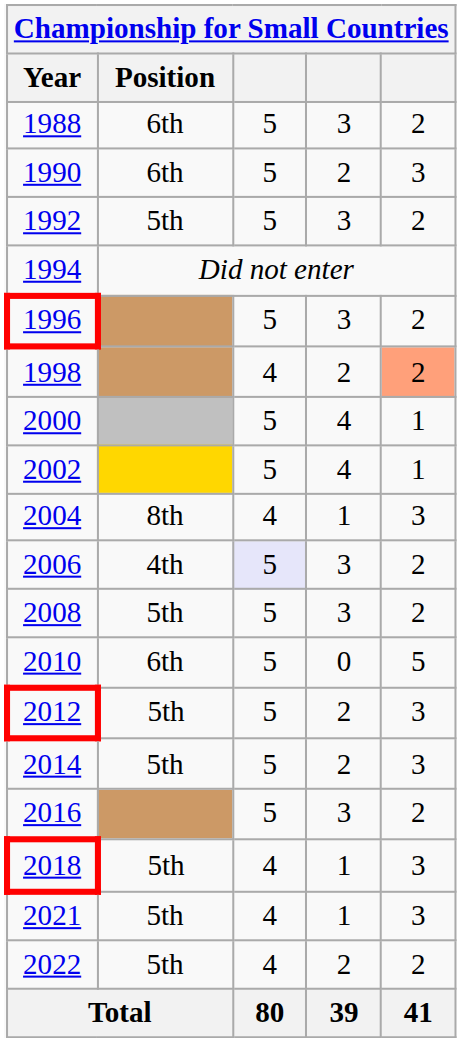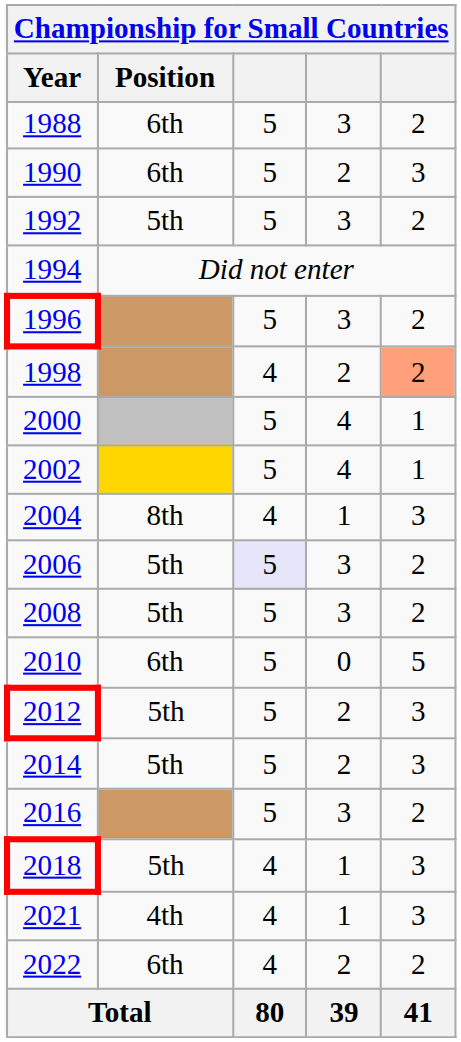(165, 564) 4th -> (165, 564) 5th
(165, 915) 5th -> (165, 915) 4th
(165, 964) 5th -> (165, 964) 6th
